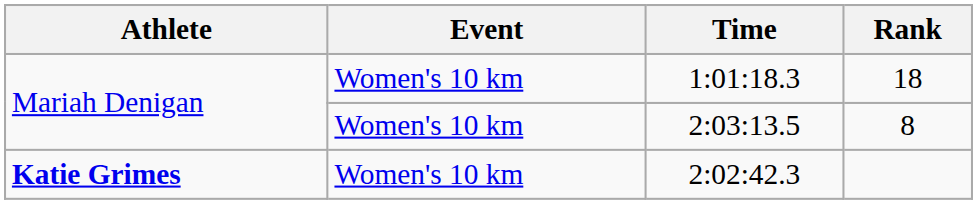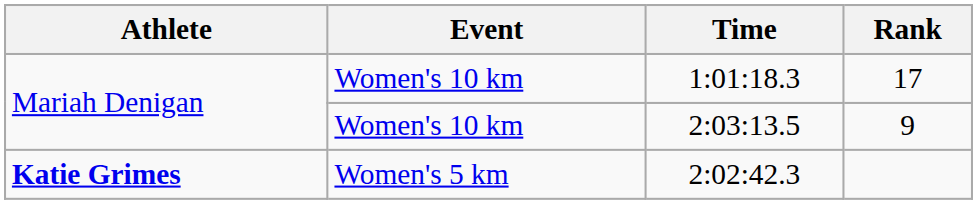(908, 77) 18 -> (908, 77) 17
(908, 126) 8 -> (908, 126) 9
(429, 174) Women's 10 km -> (422, 174) Women's 5 km
